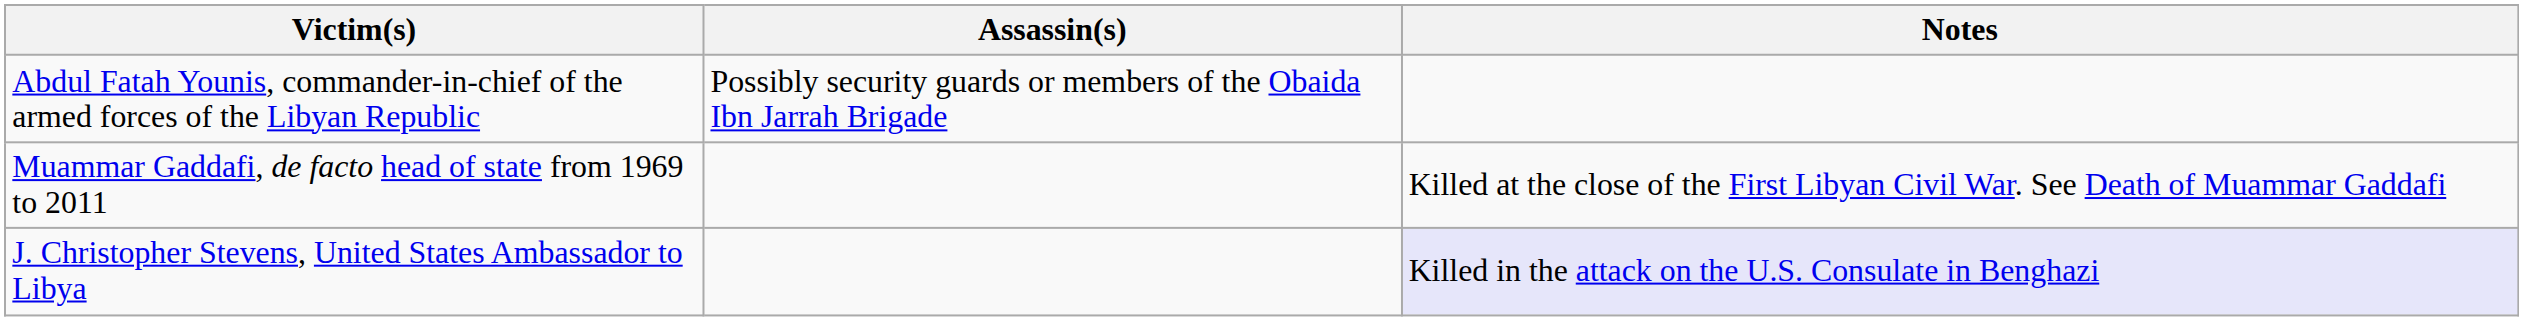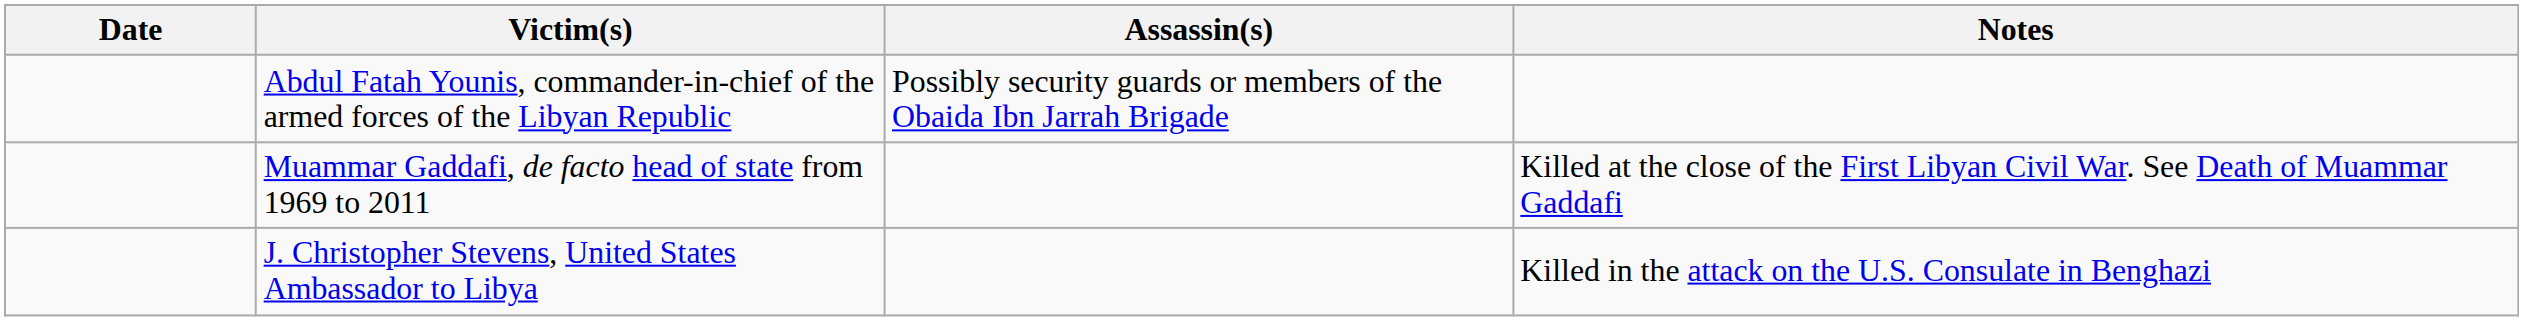+ column: (131, 29)
(1754, 270) lavender background -> (1866, 270) no background
